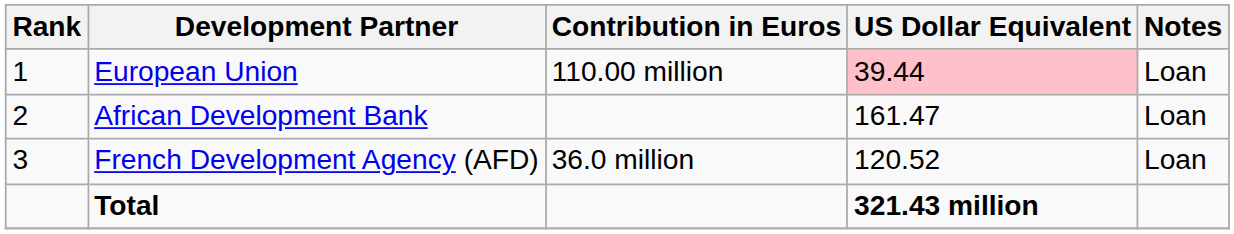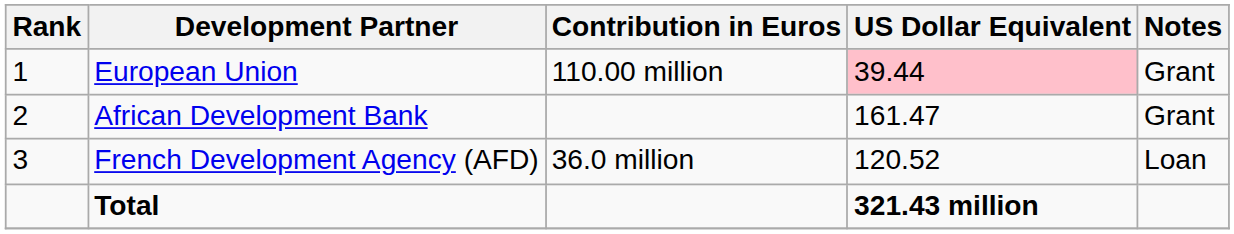(1175, 71) Loan -> (1179, 71) Grant
(1175, 116) Loan -> (1179, 116) Grant
